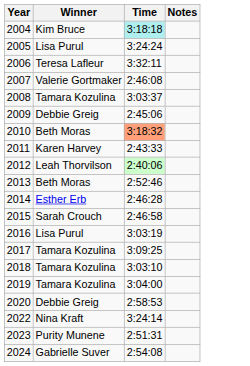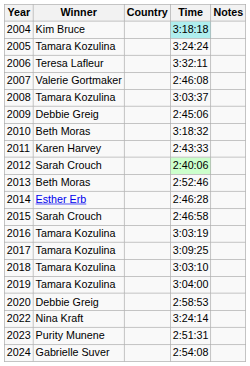+ column: (147, 13)
(59, 47) Lisa Purul -> (76, 47) Tamara Kozulina
(145, 132) lightsalmon background -> (191, 132) no background
(74, 166) Leah Thorvilson -> (69, 166) Sarah Crouch
(59, 234) Lisa Purul -> (76, 234) Tamara Kozulina
